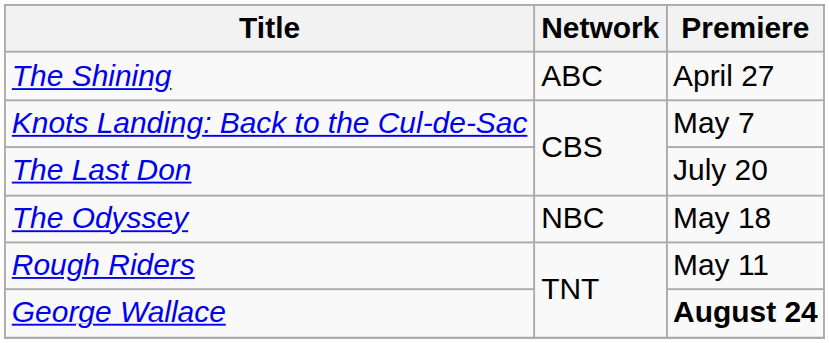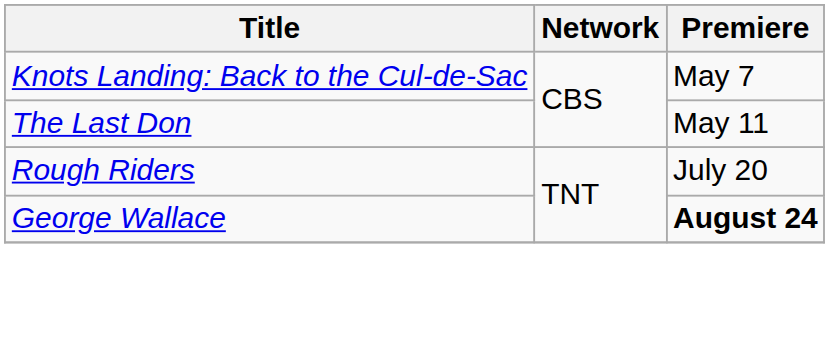- row: (92, 75)
(720, 170) July 20 -> (721, 123) May 11
- row: (100, 218)
(721, 265) May 11 -> (720, 170) July 20
